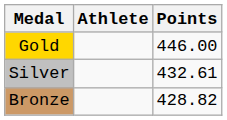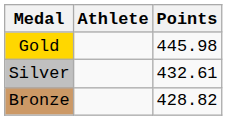(187, 46) 446.00 -> (187, 46) 445.98
